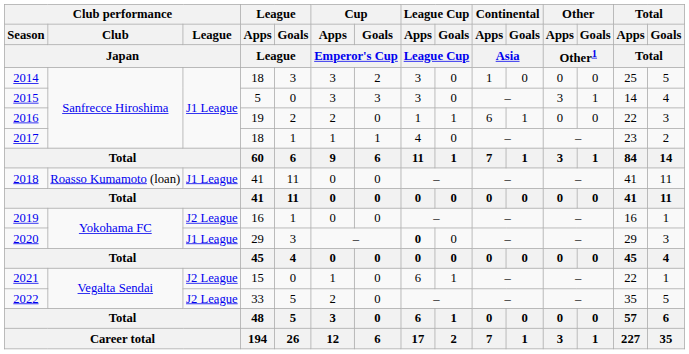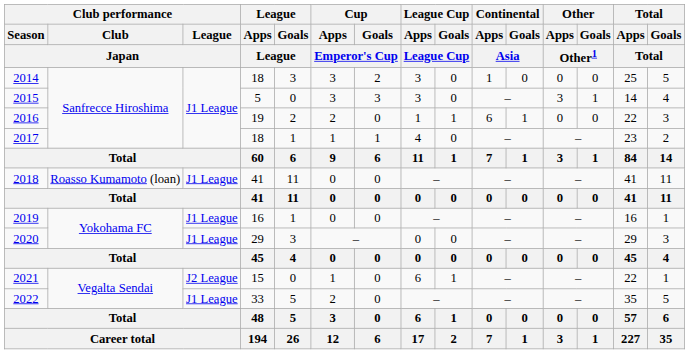(212, 218) J2 League -> (212, 218) J1 League
(418, 238) bold -> (418, 238) normal
(212, 298) J2 League -> (212, 298) J1 League
